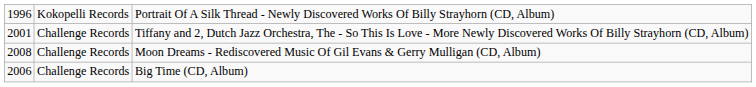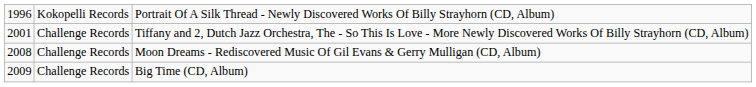(19, 71) 2006 -> (19, 71) 2009
